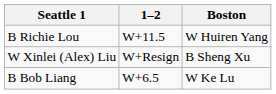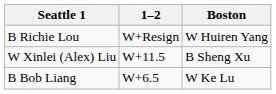(144, 36) W+11.5 -> (151, 36) W+Resign
(151, 57) W+Resign -> (144, 57) W+11.5
